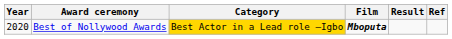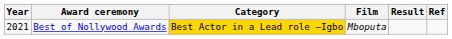(18, 27) 2020 -> (18, 27) 2021
(367, 27) bold -> (367, 27) normal
